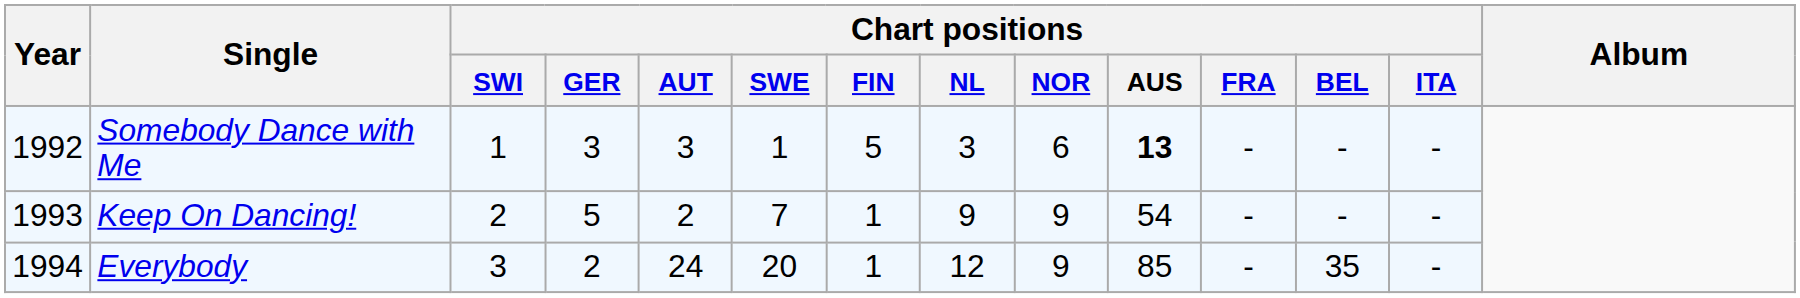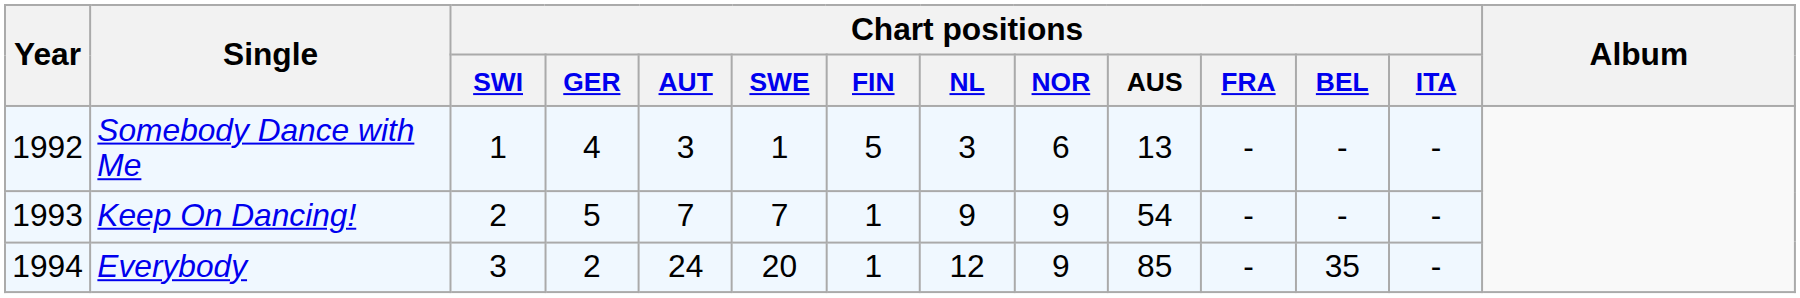(592, 147) 3 -> (592, 147) 4
(1155, 147) bold -> (1155, 147) normal
(686, 215) 2 -> (686, 215) 7
